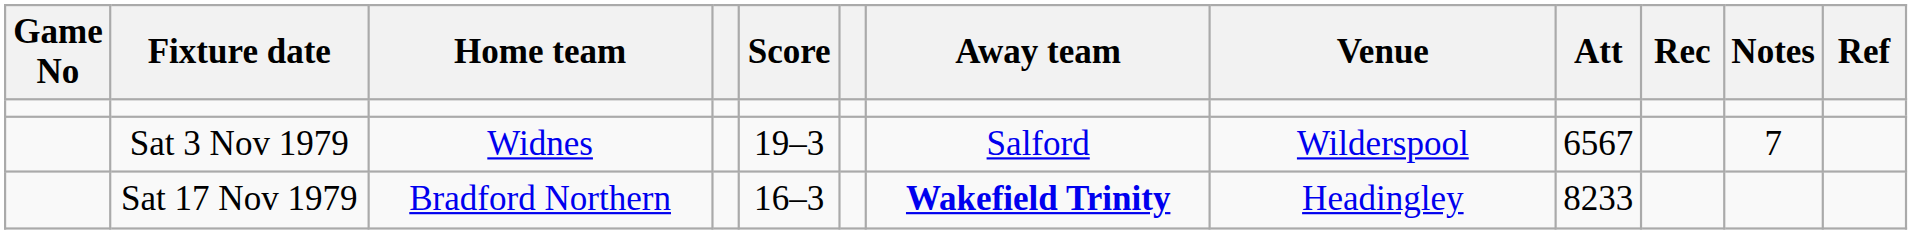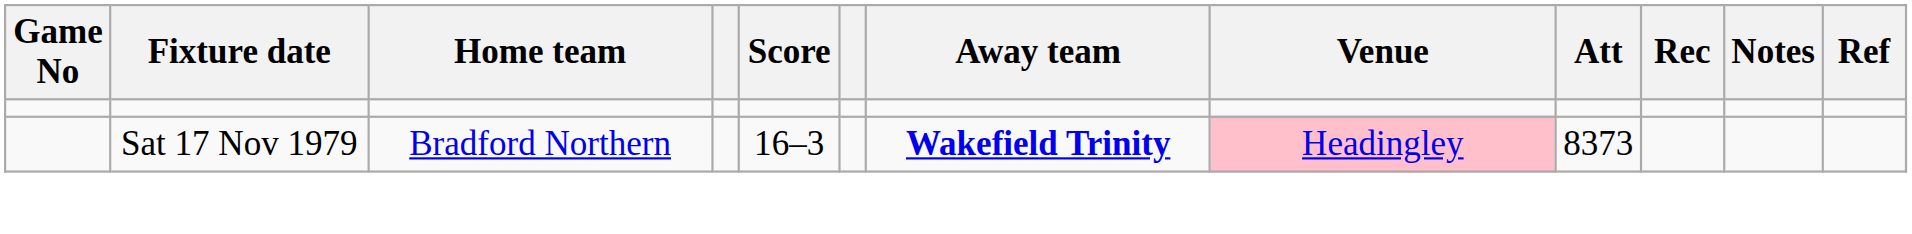- row: (239, 143)
(1383, 198) no background -> (1383, 143) pink background
(1598, 198) 8233 -> (1598, 143) 8373
